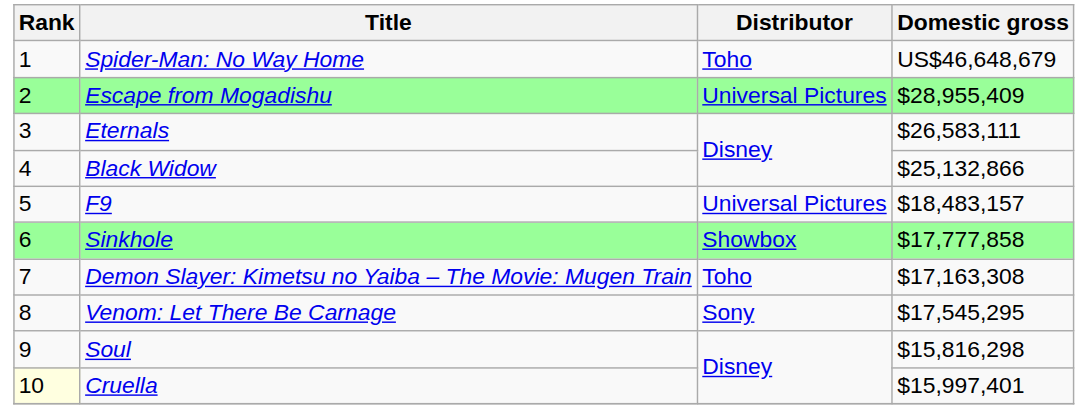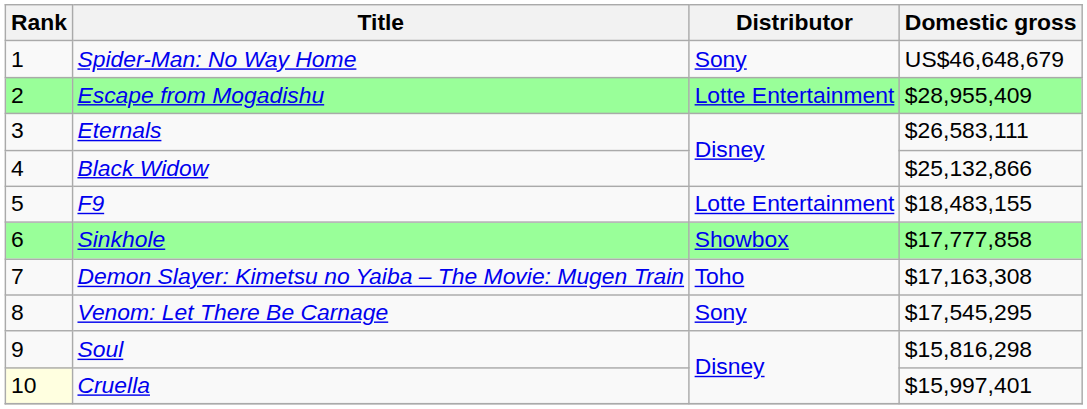(727, 58) Toho -> (721, 58) Sony
(794, 95) Universal Pictures -> (794, 95) Lotte Entertainment
(794, 204) Universal Pictures -> (794, 204) Lotte Entertainment
(961, 204) $18,483,157 -> (968, 204) $18,483,155
